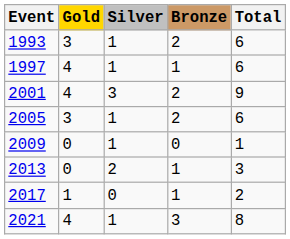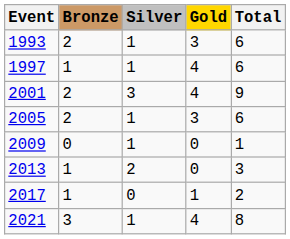columns swapped: (81, 17) <-> (199, 17)
